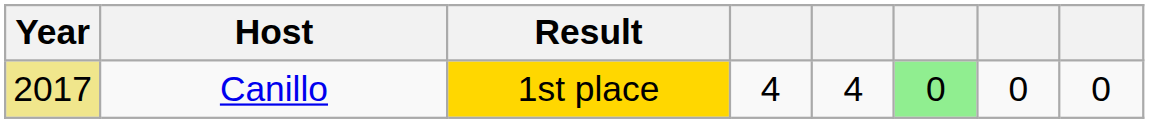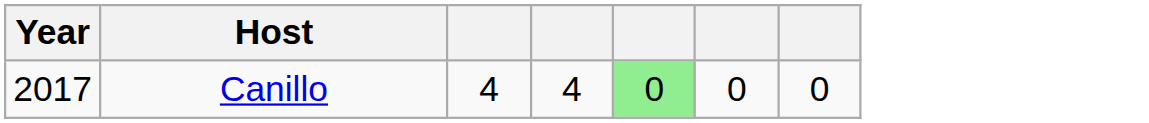- column: (589, 32)
(53, 88) khaki background -> (53, 88) no background
